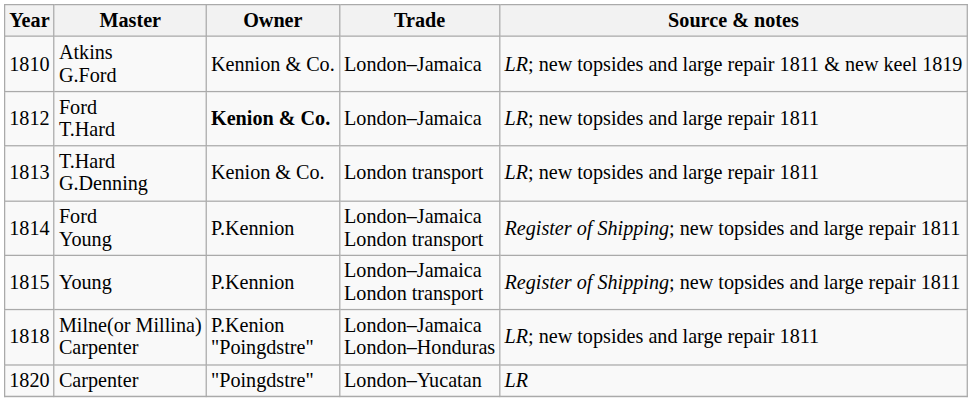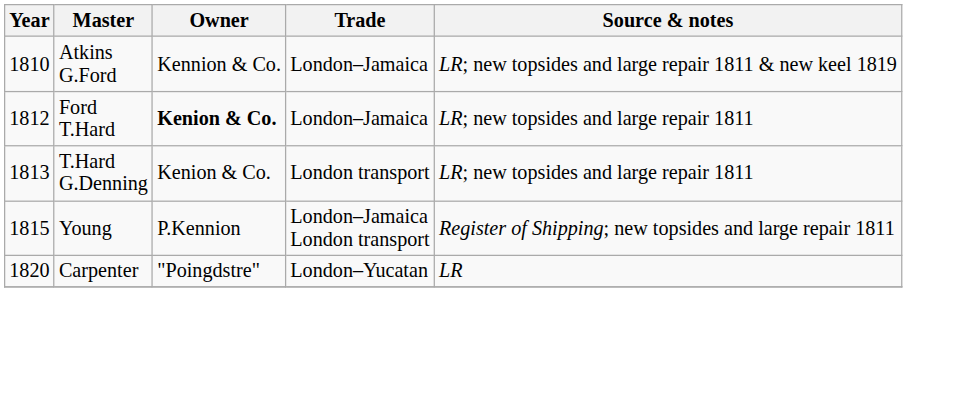- row: (85, 227)
- row: (130, 337)
